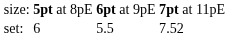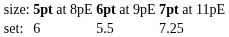(171, 28) 7.52 -> (171, 28) 7.25
